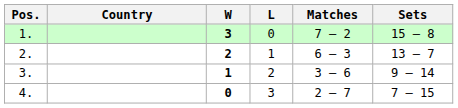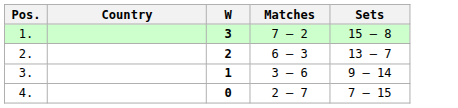- column: (271, 14)
